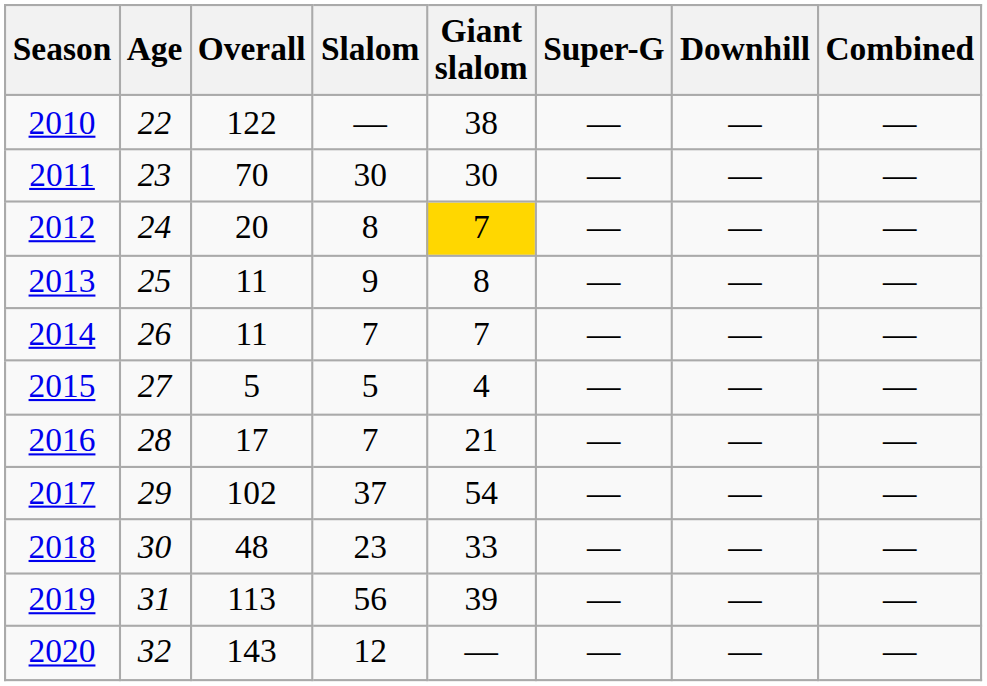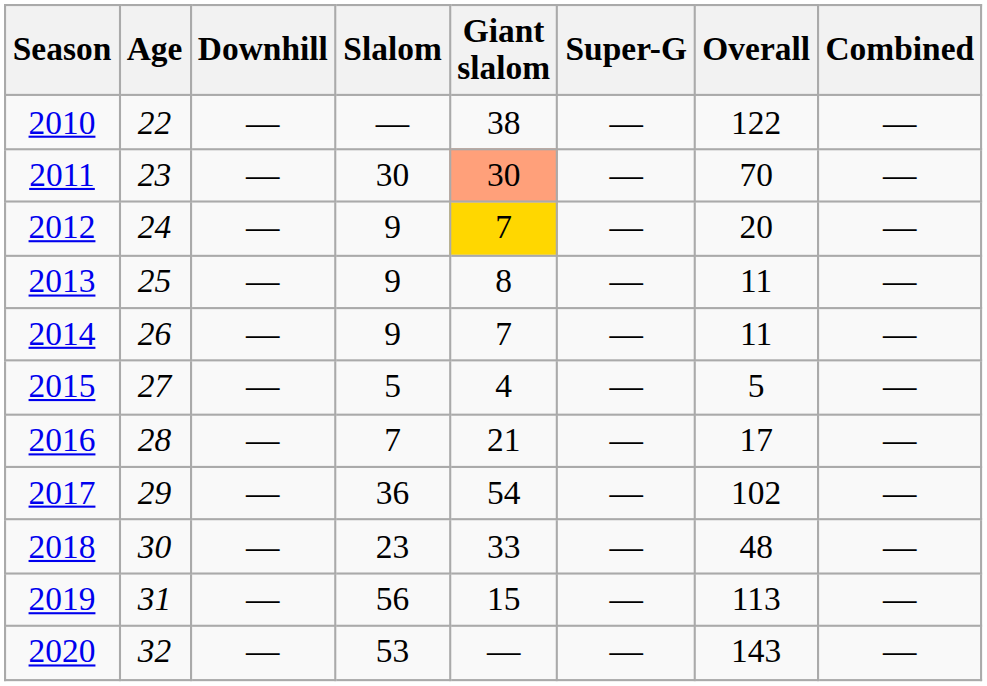columns swapped: (252, 49) <-> (745, 49)
(481, 174) no background -> (504, 174) lightsalmon background
(370, 227) 8 -> (393, 227) 9
(370, 333) 7 -> (393, 333) 9
(370, 492) 37 -> (393, 492) 36
(481, 598) 39 -> (504, 598) 15
(370, 652) 12 -> (393, 652) 53
